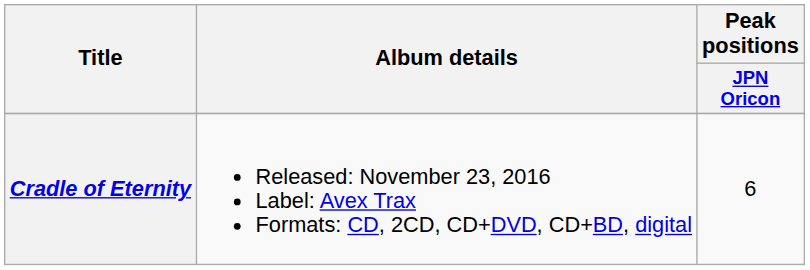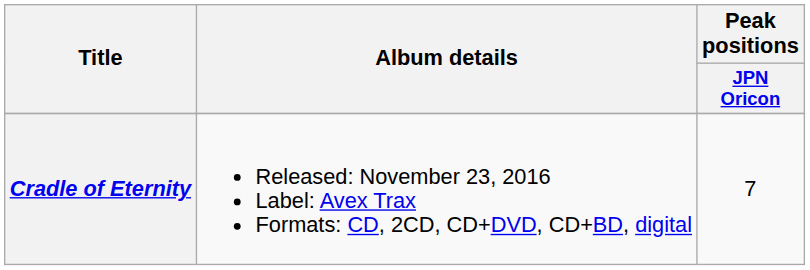(750, 188) 6 -> (750, 188) 7
